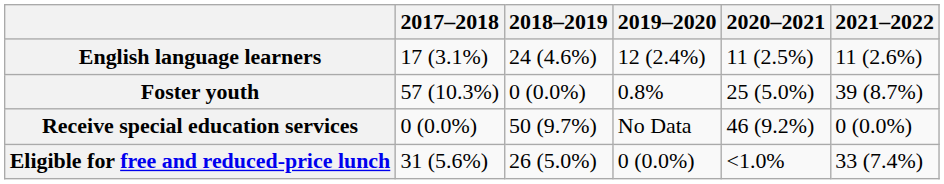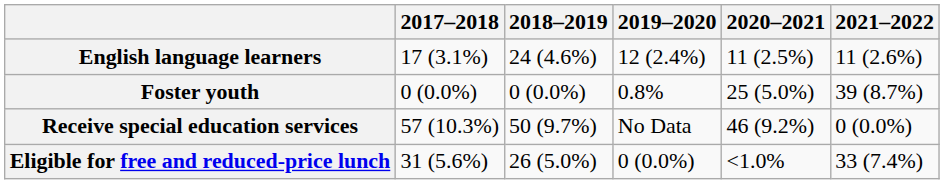(450, 91) 57 (10.3%) -> (439, 91) 0 (0.0%)
(439, 126) 0 (0.0%) -> (450, 126) 57 (10.3%)
